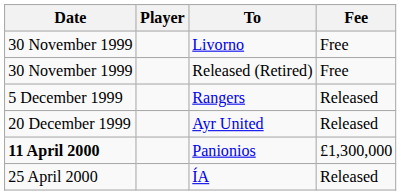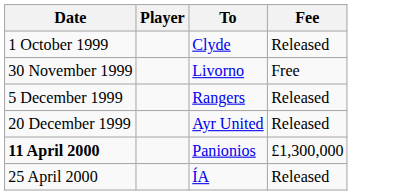+ row: (211, 44)
- row: (252, 71)
